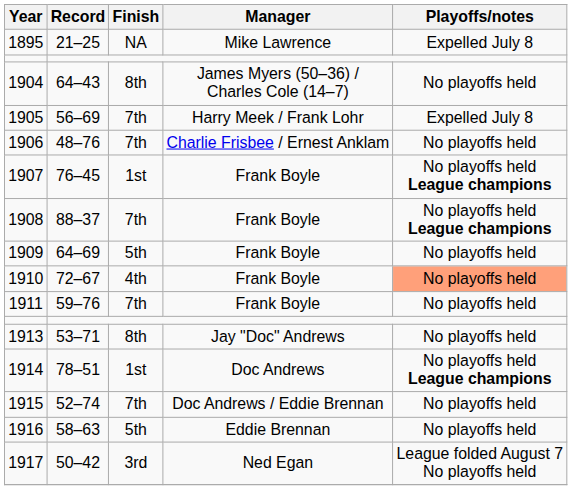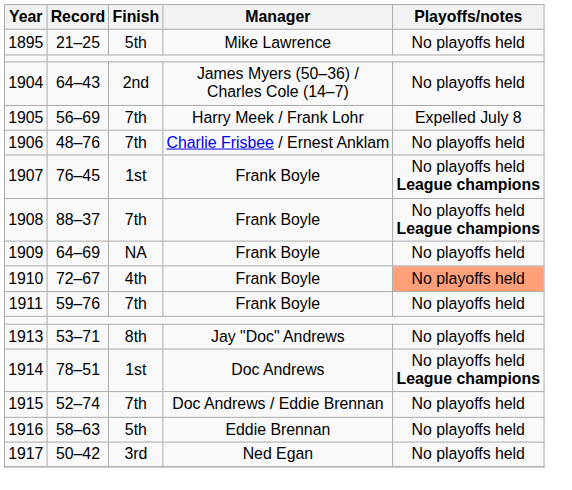(136, 42) NA -> (136, 42) 5th
(480, 42) Expelled July 8 -> (468, 42) No playoffs held
(136, 83) 8th -> (136, 83) 2nd
(136, 253) 5th -> (136, 253) NA
(480, 463) League folded August 7 No playoffs held -> (468, 454) No playoffs held
